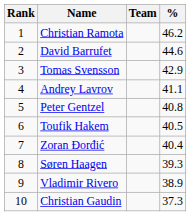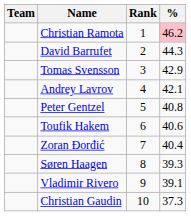columns swapped: (21, 13) <-> (143, 13)
(173, 32) no background -> (173, 32) pink background
(173, 51) 44.6 -> (173, 51) 44.3
(173, 88) 41.1 -> (173, 88) 42.1
(173, 126) 40.5 -> (173, 126) 40.6
(173, 182) 38.9 -> (173, 182) 39.1
